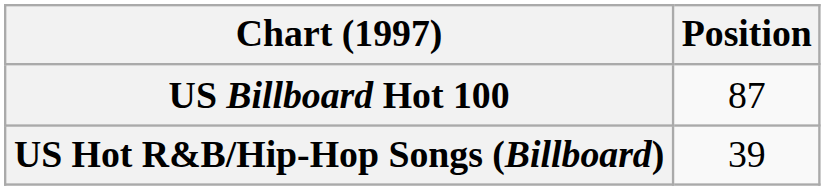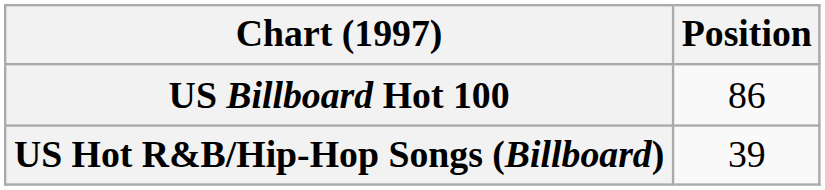(747, 94) 87 -> (747, 94) 86
